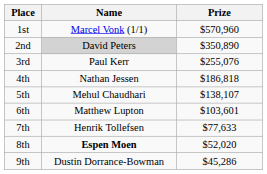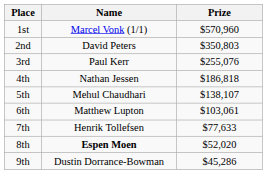(109, 45) lightgrey background -> (109, 45) no background
(219, 45) $350,890 -> (219, 45) $350,803
(219, 111) $103,601 -> (219, 111) $103,061
